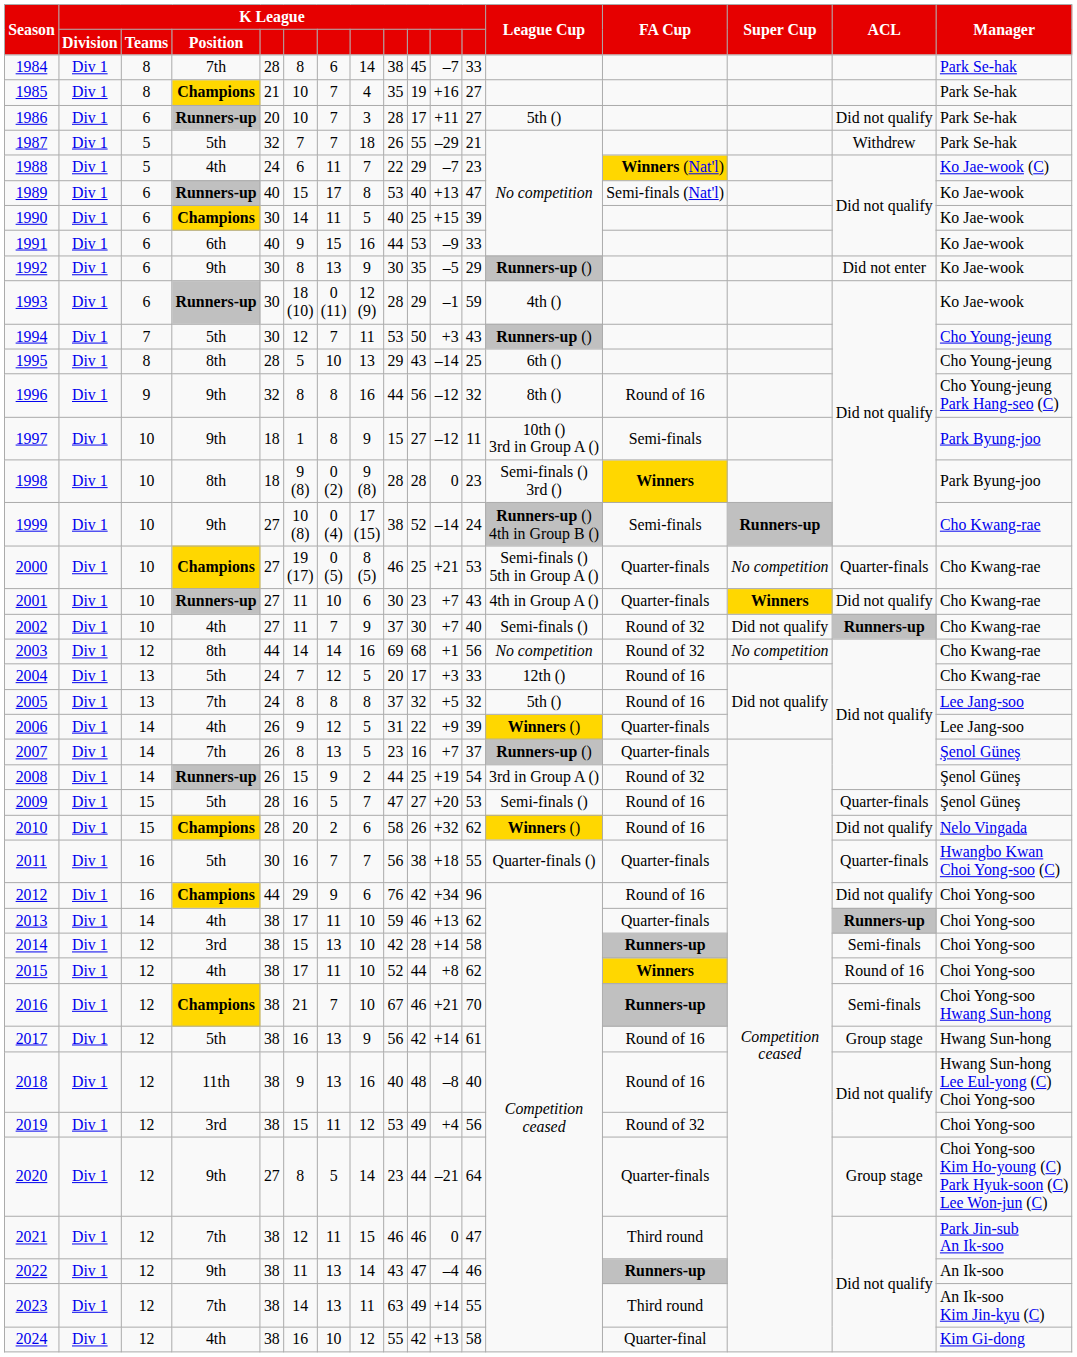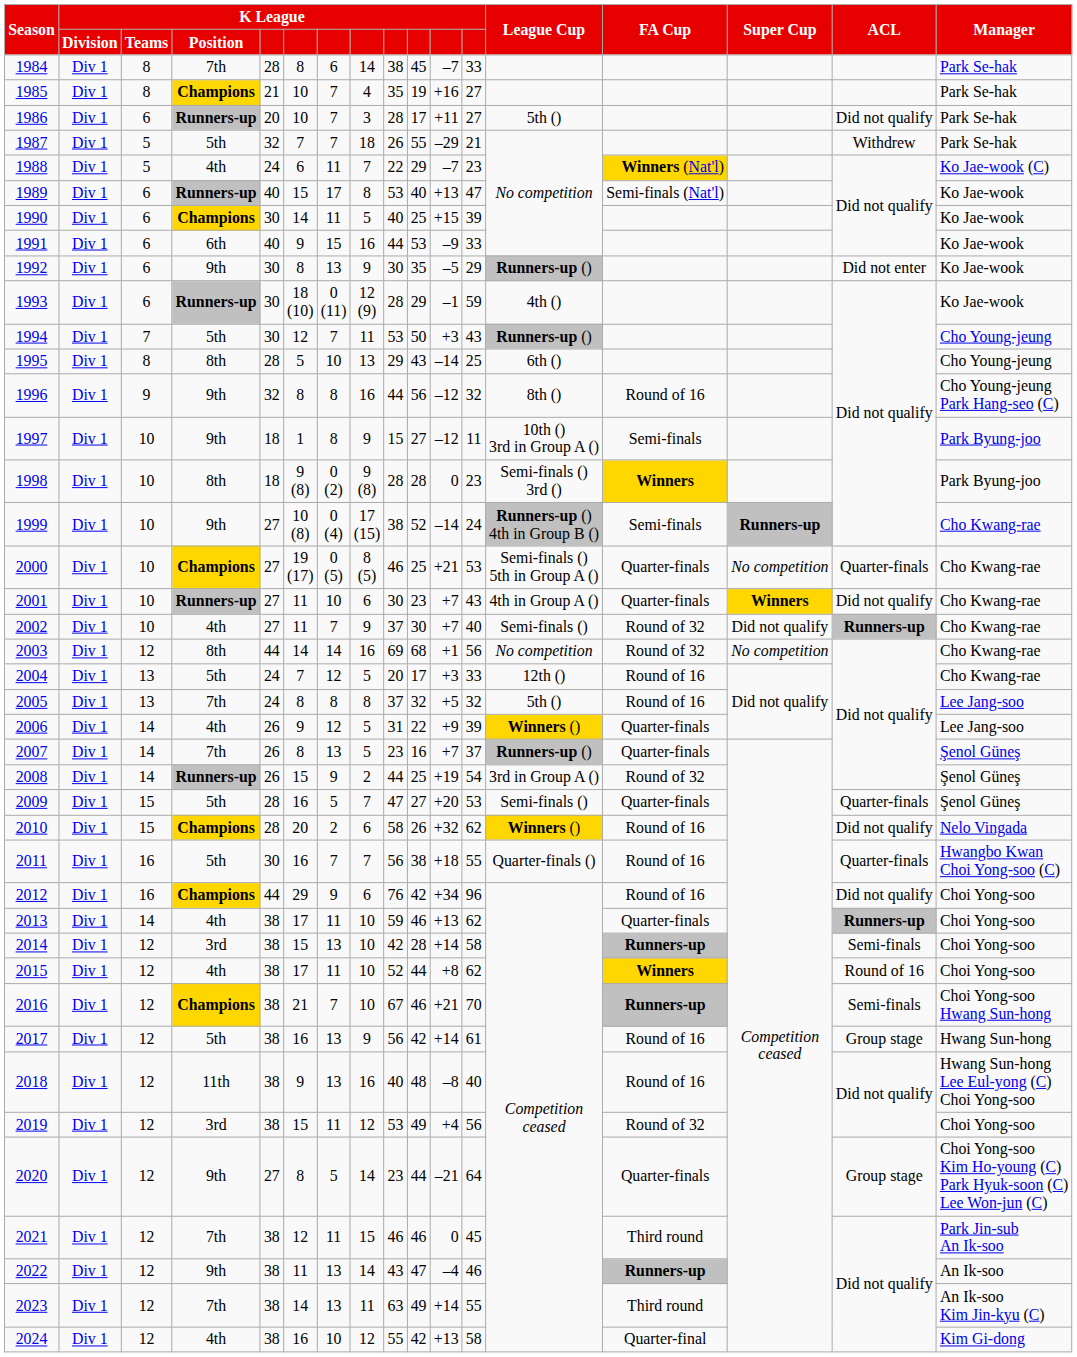(665, 802) Round of 16 -> (665, 802) Quarter-finals
(665, 861) Quarter-finals -> (665, 861) Round of 16
(474, 1237) 47 -> (474, 1237) 45
